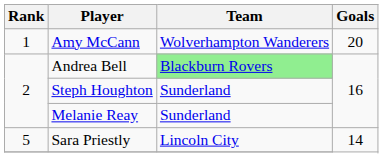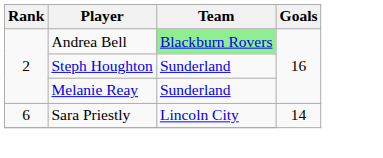- row: (96, 41)
(26, 139) 5 -> (26, 115) 6
